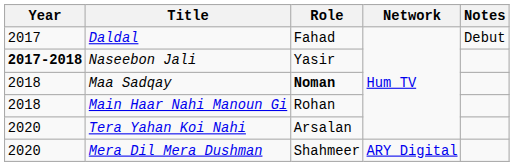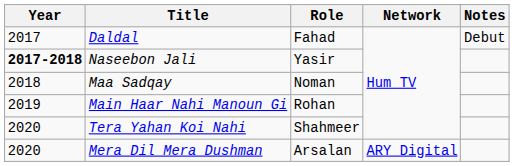(315, 83) bold -> (315, 83) normal
(24, 106) 2018 -> (24, 106) 2019
(323, 128) Arsalan -> (327, 128) Shahmeer
(327, 151) Shahmeer -> (323, 151) Arsalan
